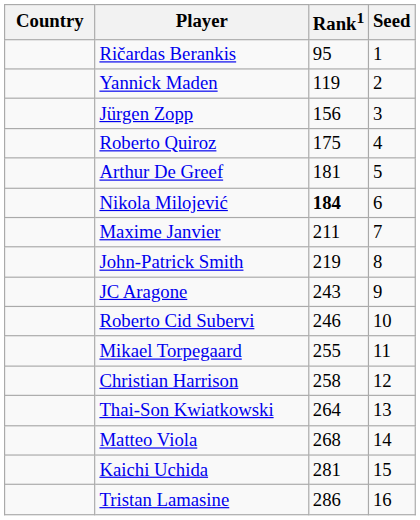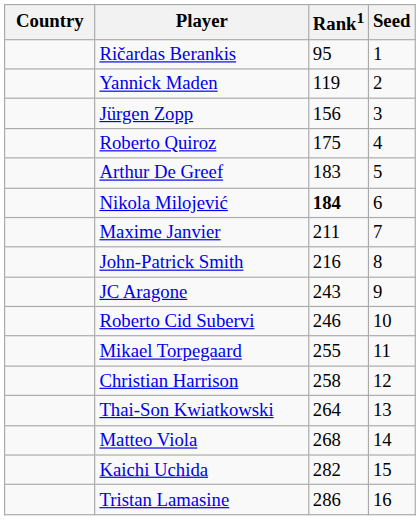(327, 172) 181 -> (327, 172) 183
(327, 261) 219 -> (327, 261) 216
(327, 469) 281 -> (327, 469) 282
